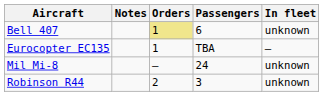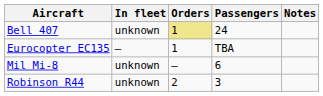columns swapped: (290, 13) <-> (131, 13)
(199, 30) 6 -> (221, 30) 24
(202, 65) 24 -> (218, 65) 6
